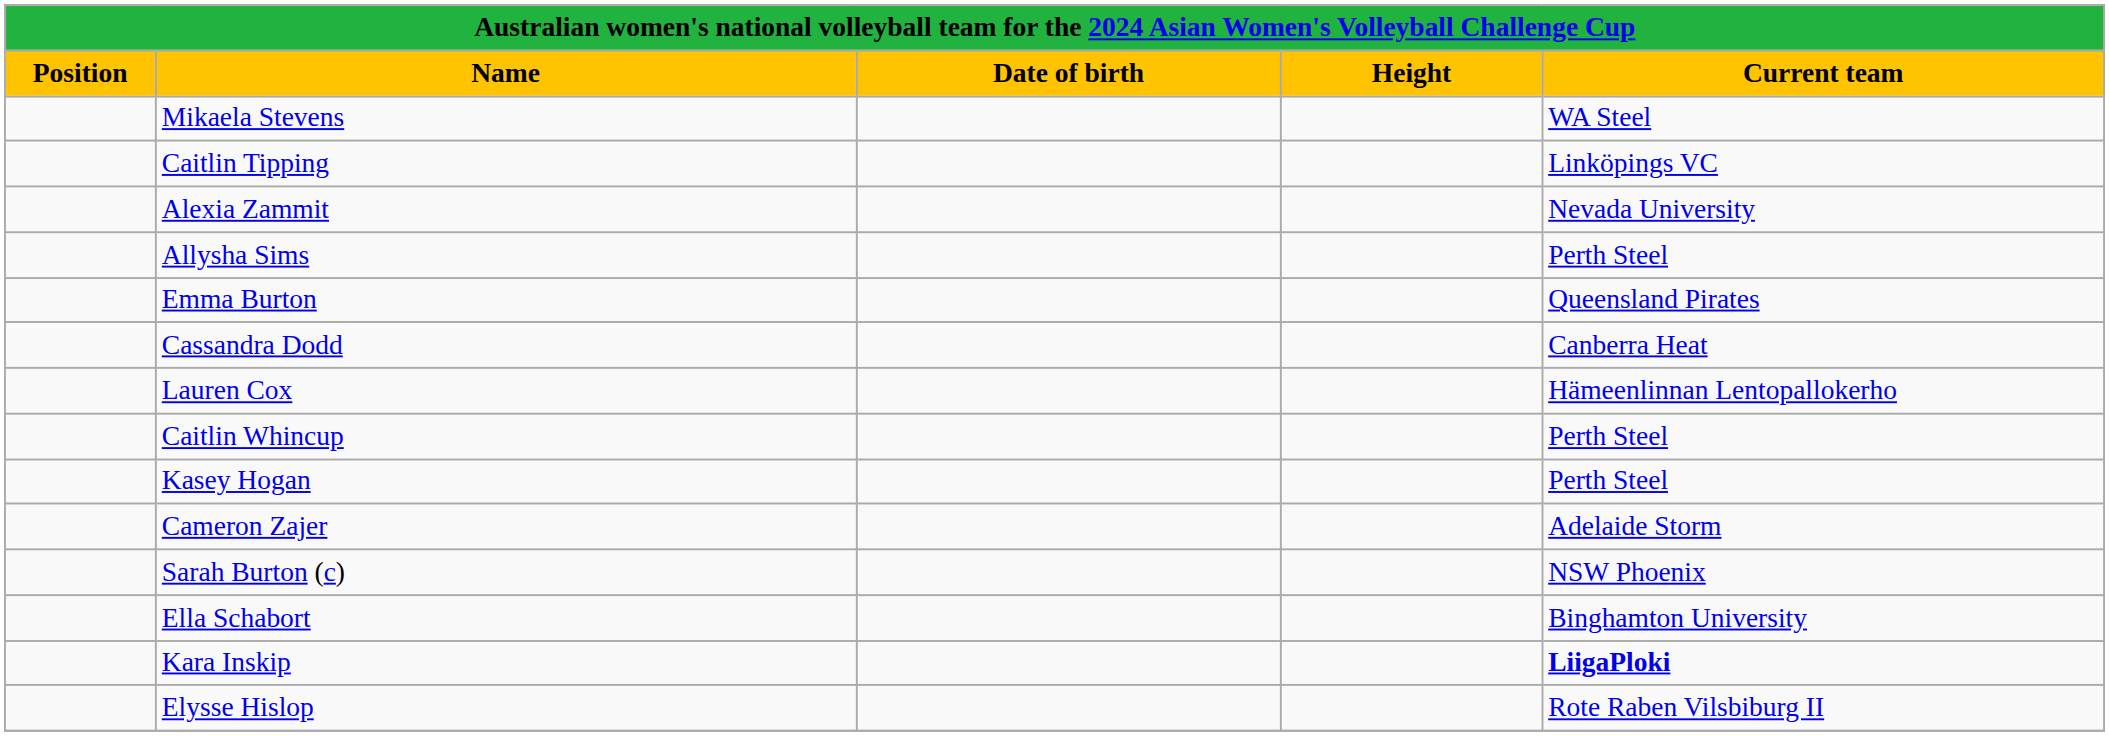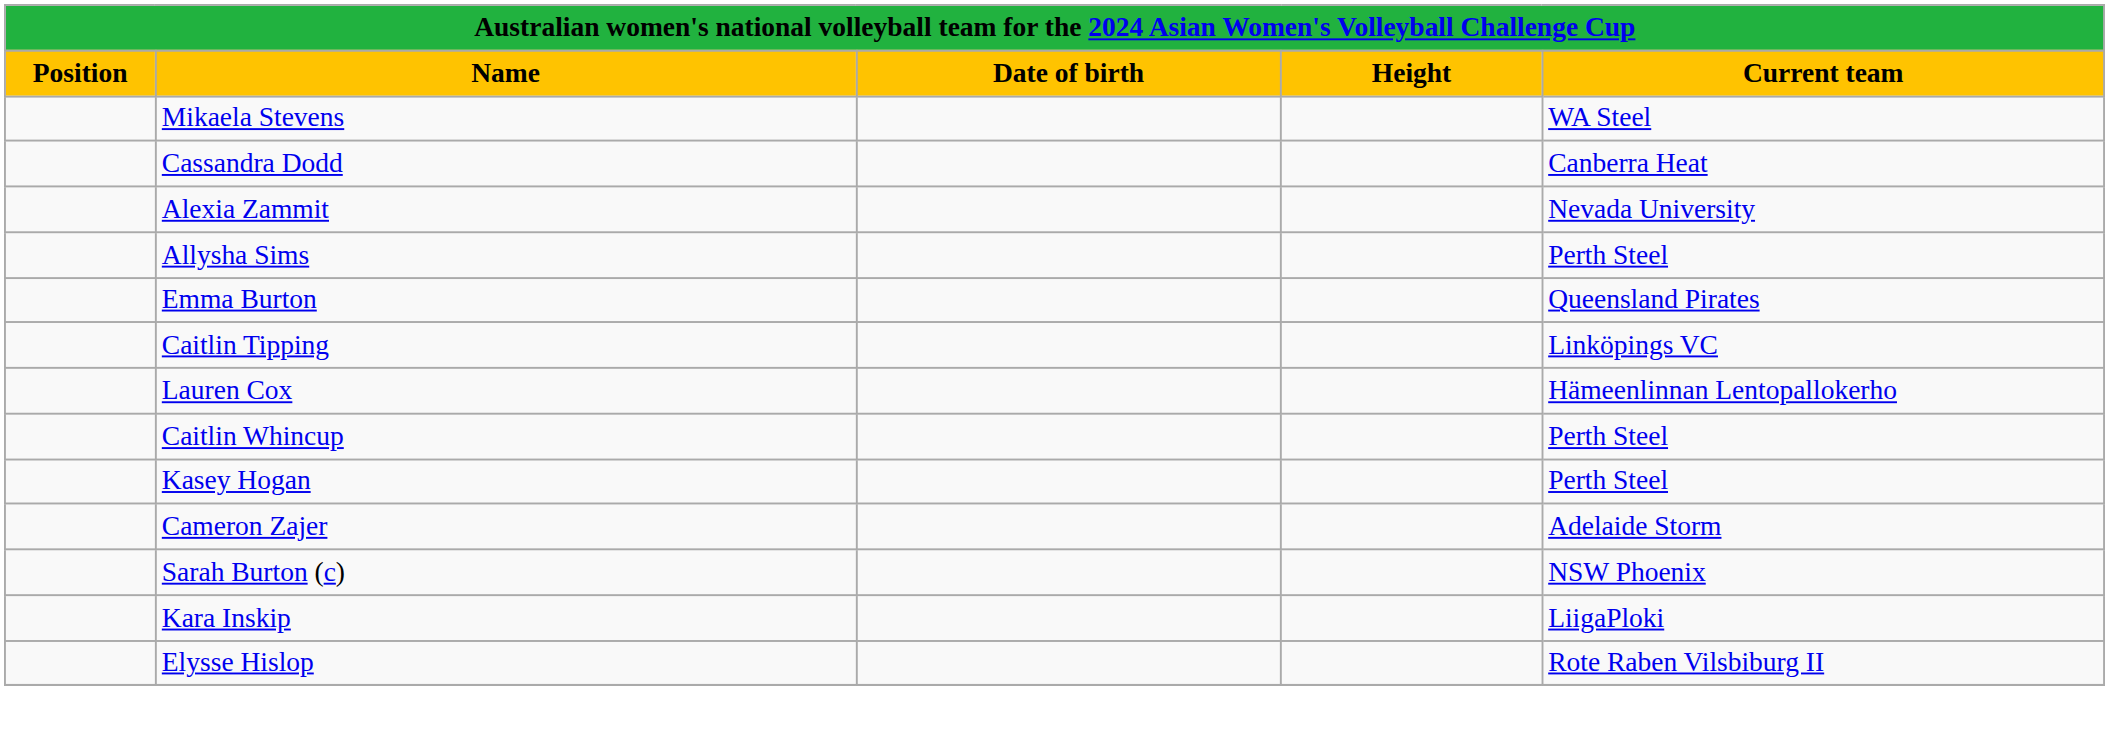rows swapped: (245, 163) <-> (252, 345)
- row: (236, 617)
(1609, 662) bold -> (1606, 617) normal
